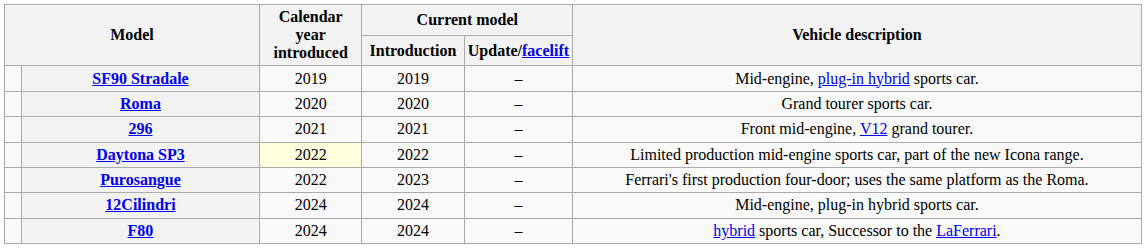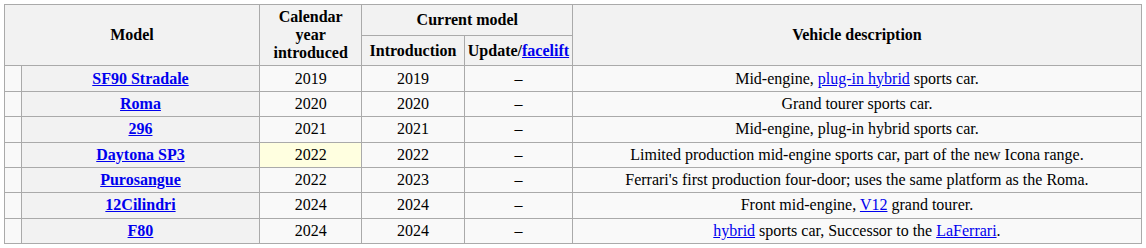(857, 129) Front mid-engine, V12 grand tourer. -> (857, 129) Mid-engine, plug-in hybrid sports car.
(857, 205) Mid-engine, plug-in hybrid sports car. -> (857, 205) Front mid-engine, V12 grand tourer.
